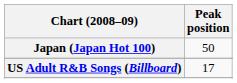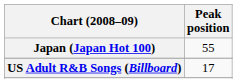(208, 48) 50 -> (208, 48) 55
